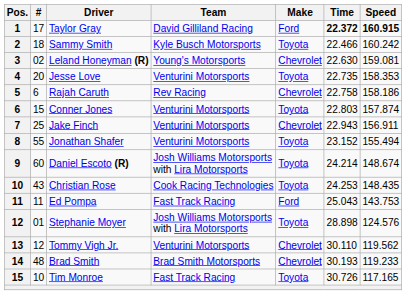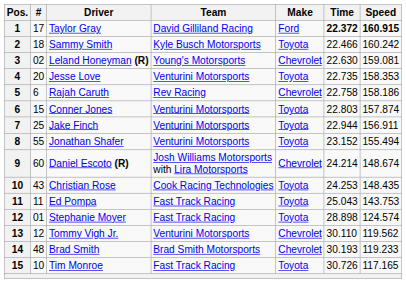(300, 125) Chevrolet -> (293, 125) Toyota
(342, 125) 22.943 -> (342, 125) 22.944
(293, 163) Toyota -> (300, 163) Chevrolet
(289, 201) Ford -> (293, 201) Toyota
(213, 223) Josh Williams Motorsports with Lira Motorsports -> (194, 217) Fast Track Racing
(381, 223) 124.576 -> (381, 217) 124.574
